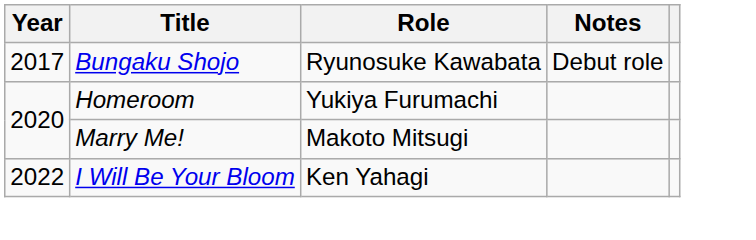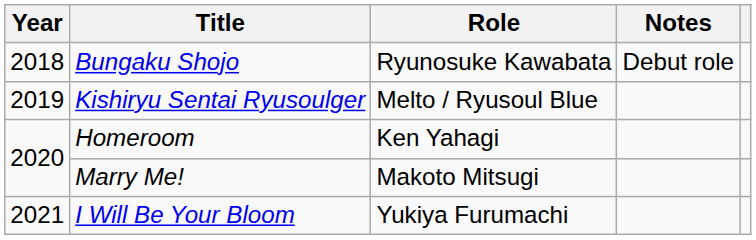(37, 61) 2017 -> (37, 61) 2018
+ row: (220, 100)
(402, 100) Yukiya Furumachi -> (438, 138) Ken Yahagi
(37, 176) 2022 -> (37, 215) 2021
(367, 176) Ken Yahagi -> (472, 215) Yukiya Furumachi
